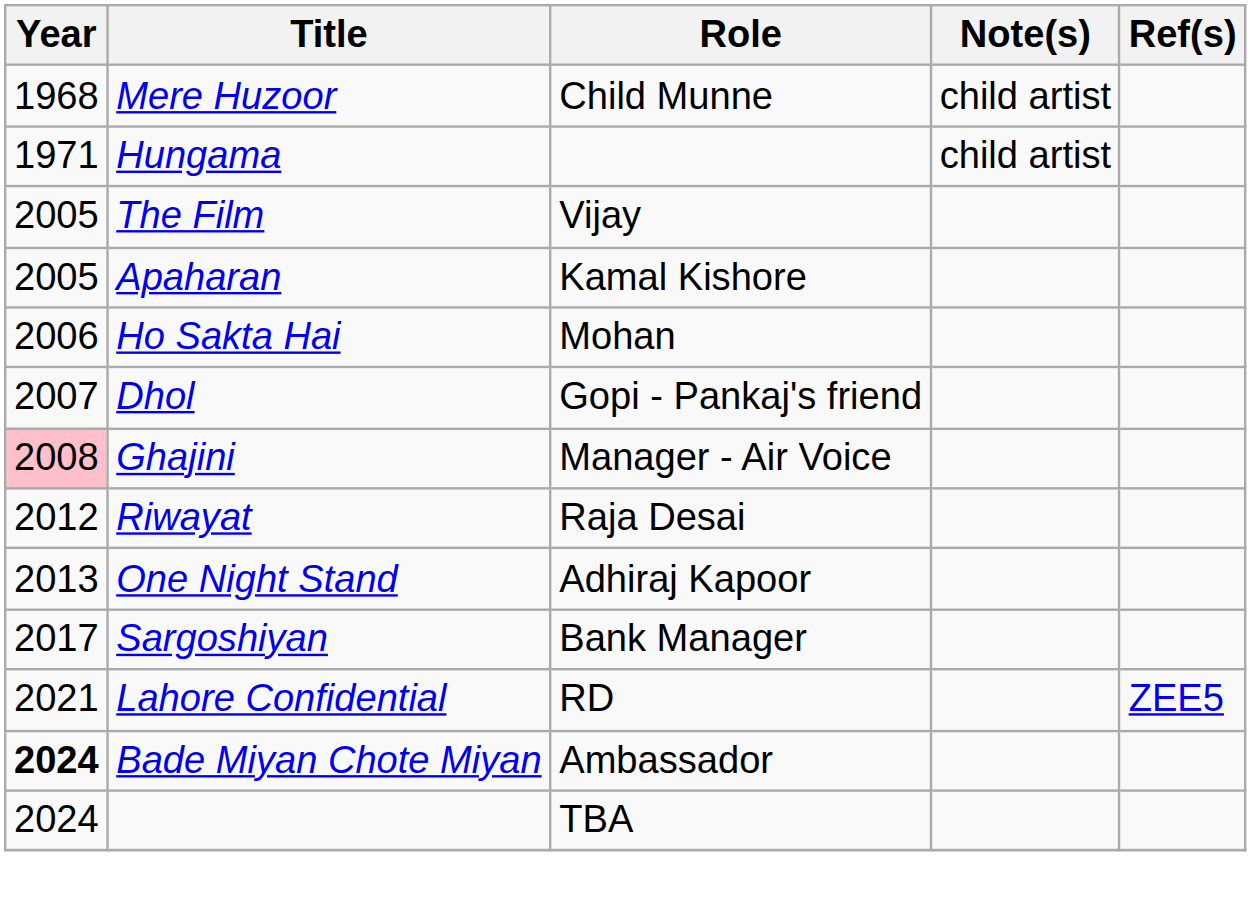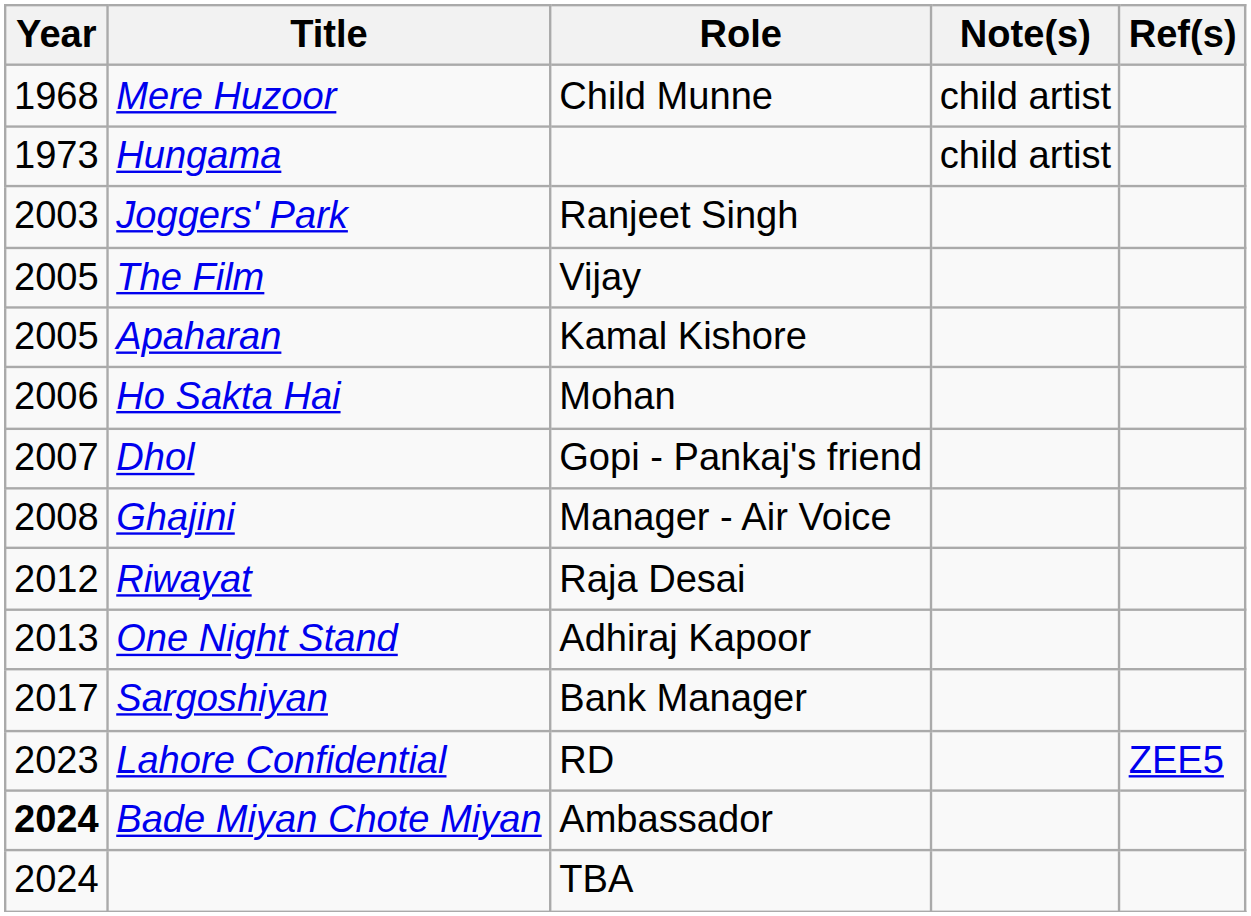(56, 155) 1971 -> (56, 155) 1973
+ row: (232, 215)
(56, 457) pink background -> (56, 517) no background
(56, 699) 2021 -> (56, 759) 2023
